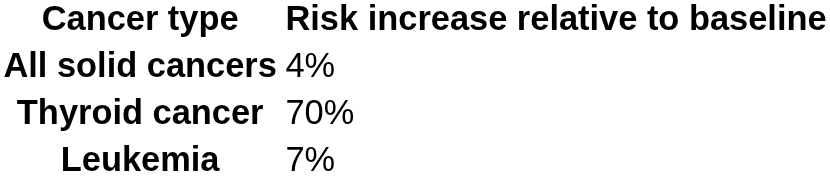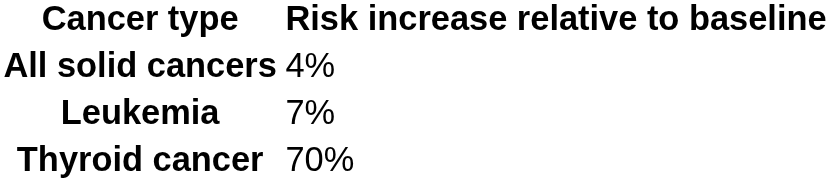rows swapped: (140, 160) <-> (140, 112)
